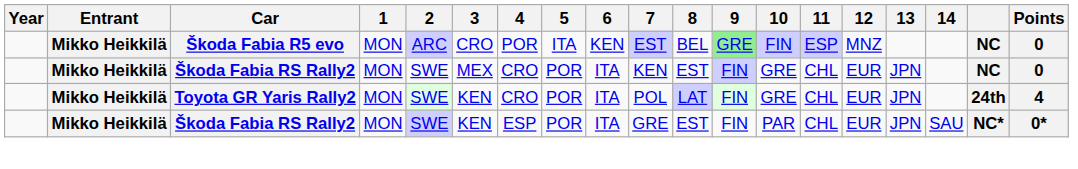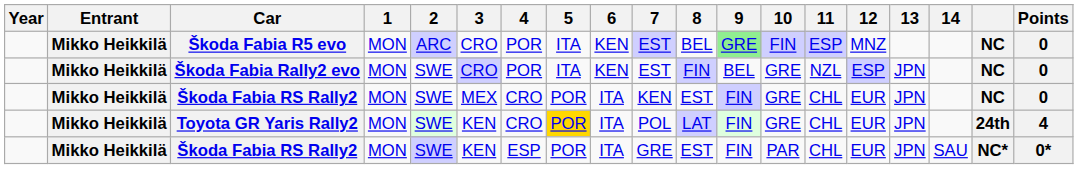+ row: (26, 71)
(564, 97) no background -> (568, 124) gold background
